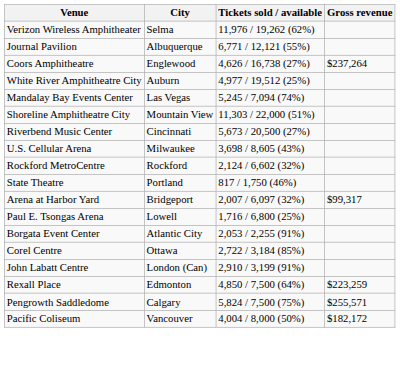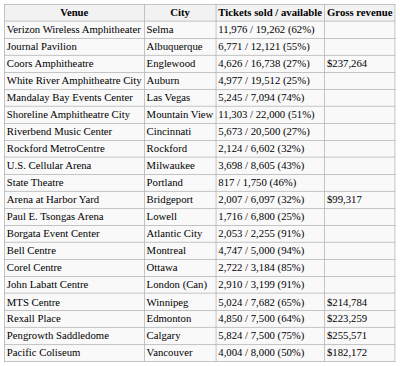rows swapped: (56, 166) <-> (49, 149)
+ row: (31, 251)
+ row: (33, 302)
